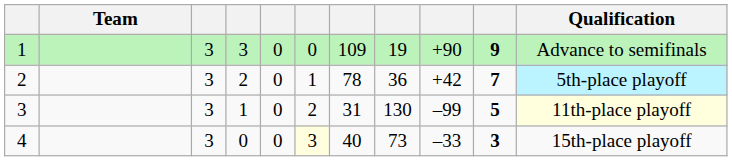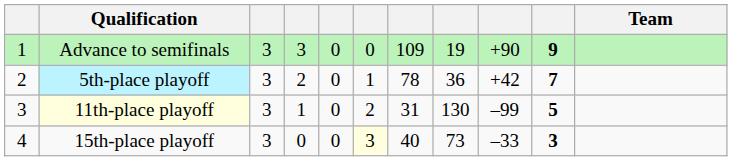columns swapped: (115, 19) <-> (622, 19)
